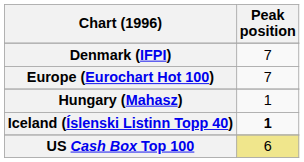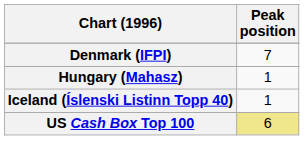- row: (120, 77)
(268, 123) bold -> (268, 100) normal
